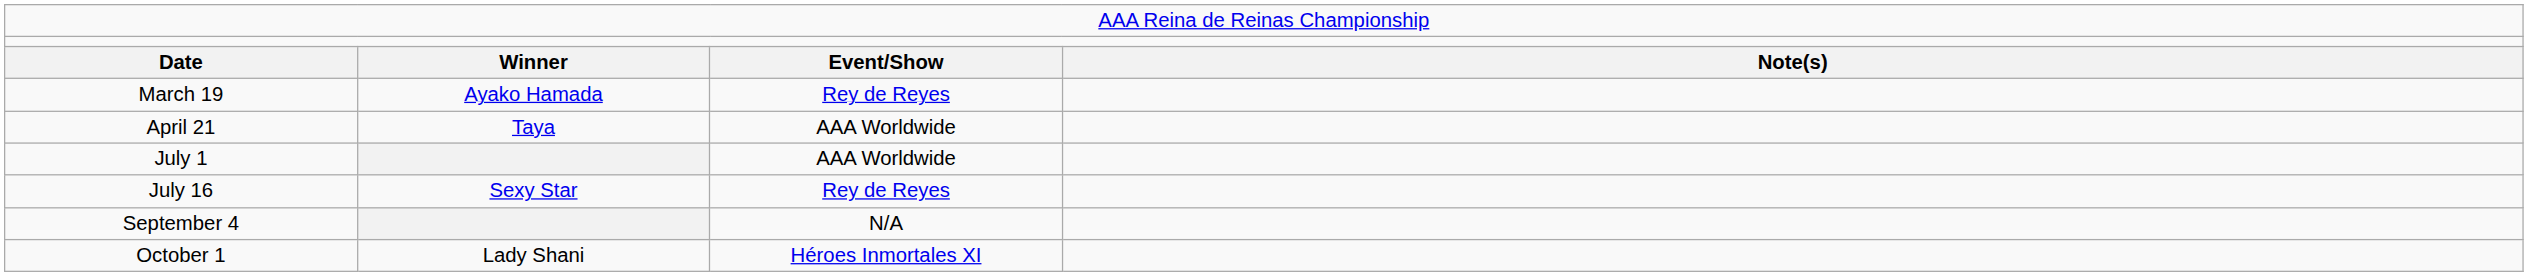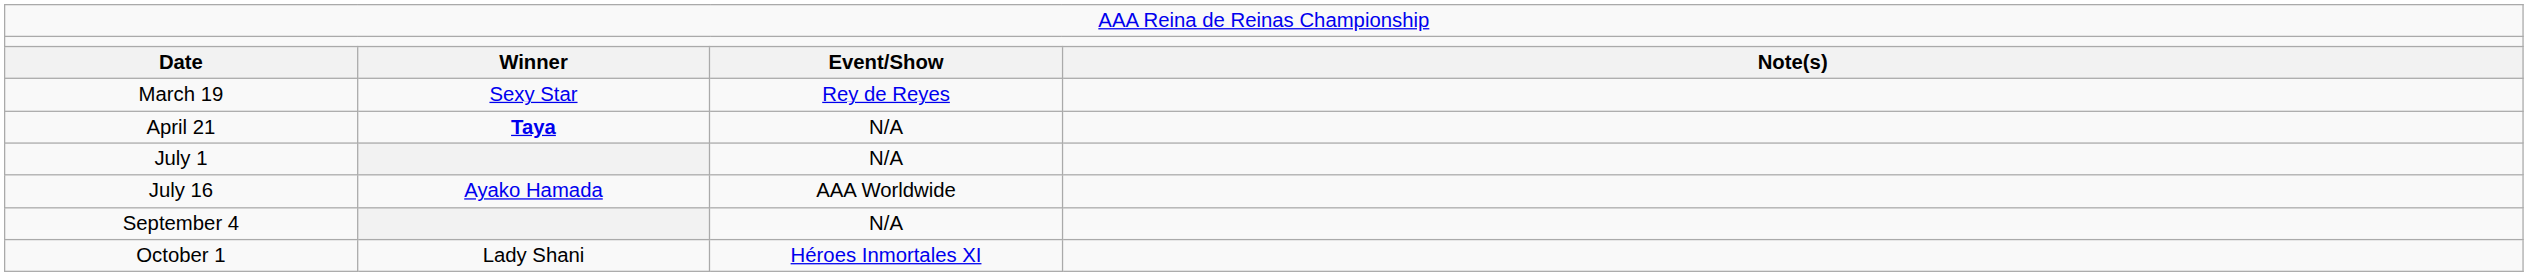(533, 94) Ayako Hamada -> (533, 94) Sexy Star
(533, 126) normal -> (533, 126) bold
(886, 126) AAA Worldwide -> (886, 126) N/A
(886, 158) AAA Worldwide -> (886, 158) N/A
(533, 191) Sexy Star -> (533, 191) Ayako Hamada
(886, 191) Rey de Reyes -> (886, 191) AAA Worldwide
